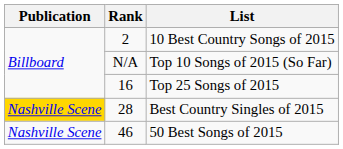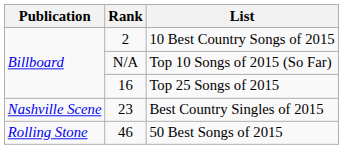(55, 109) gold background -> (55, 109) no background
(125, 109) 28 -> (125, 109) 23
(55, 132) Nashville Scene -> (48, 132) Rolling Stone
